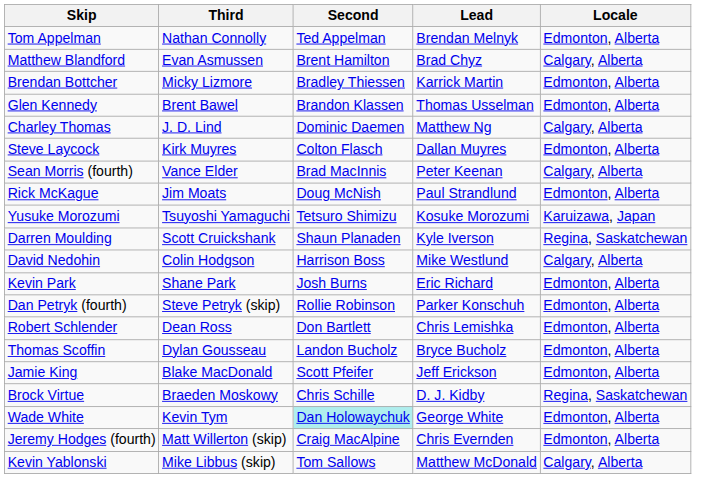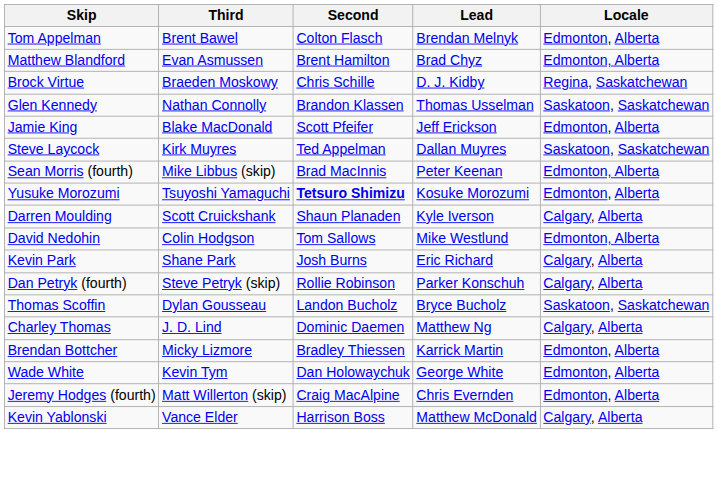(214, 37) Nathan Connolly -> (200, 37) Brent Bawel
(341, 37) Ted Appelman -> (339, 37) Colton Flasch
(593, 60) Calgary, Alberta -> (601, 60) Edmonton, Alberta
rows swapped: (62, 82) <-> (46, 395)
(200, 104) Brent Bawel -> (214, 104) Nathan Connolly
(601, 104) Edmonton, Alberta -> (626, 104) Saskatoon, Saskatchewan
rows swapped: (43, 372) <-> (59, 127)
(339, 149) Colton Flasch -> (341, 149) Ted Appelman
(601, 149) Edmonton, Alberta -> (626, 149) Saskatoon, Saskatchewan
(200, 171) Vance Elder -> (219, 171) Mike Libbus (skip)
(593, 171) Calgary, Alberta -> (601, 171) Edmonton, Alberta
- row: (53, 194)
(346, 216) normal -> (351, 194) bold
(599, 216) Karuizawa, Japan -> (601, 194) Edmonton, Alberta
(615, 238) Regina, Saskatchewan -> (593, 216) Calgary, Alberta
(341, 261) Harrison Boss -> (336, 238) Tom Sallows
(593, 261) Calgary, Alberta -> (601, 238) Edmonton, Alberta
(601, 283) Edmonton, Alberta -> (593, 261) Calgary, Alberta
(601, 305) Edmonton, Alberta -> (593, 283) Calgary, Alberta
- row: (62, 328)
(601, 350) Edmonton, Alberta -> (626, 305) Saskatoon, Saskatchewan
(353, 417) paleturquoise background -> (353, 372) no background
(219, 462) Mike Libbus (skip) -> (200, 417) Vance Elder
(336, 462) Tom Sallows -> (341, 417) Harrison Boss
